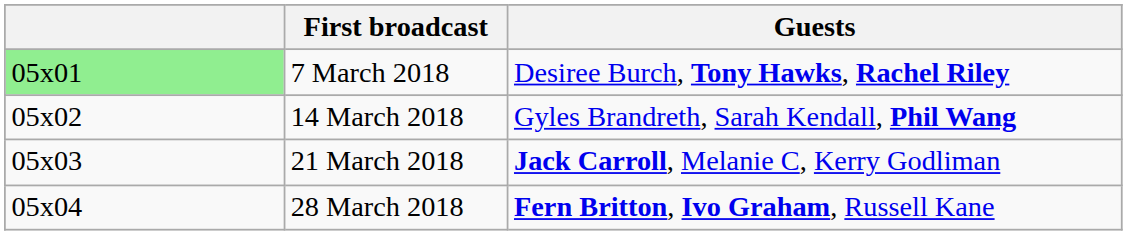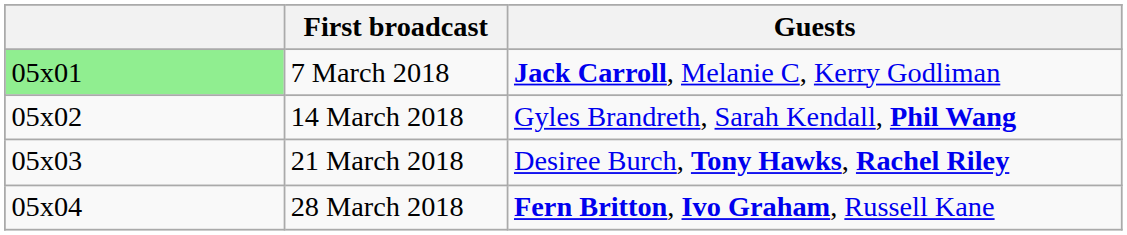(762, 71) Desiree Burch, Tony Hawks, Rachel Riley -> (757, 71) Jack Carroll, Melanie C, Kerry Godliman
(757, 161) Jack Carroll, Melanie C, Kerry Godliman -> (762, 161) Desiree Burch, Tony Hawks, Rachel Riley
